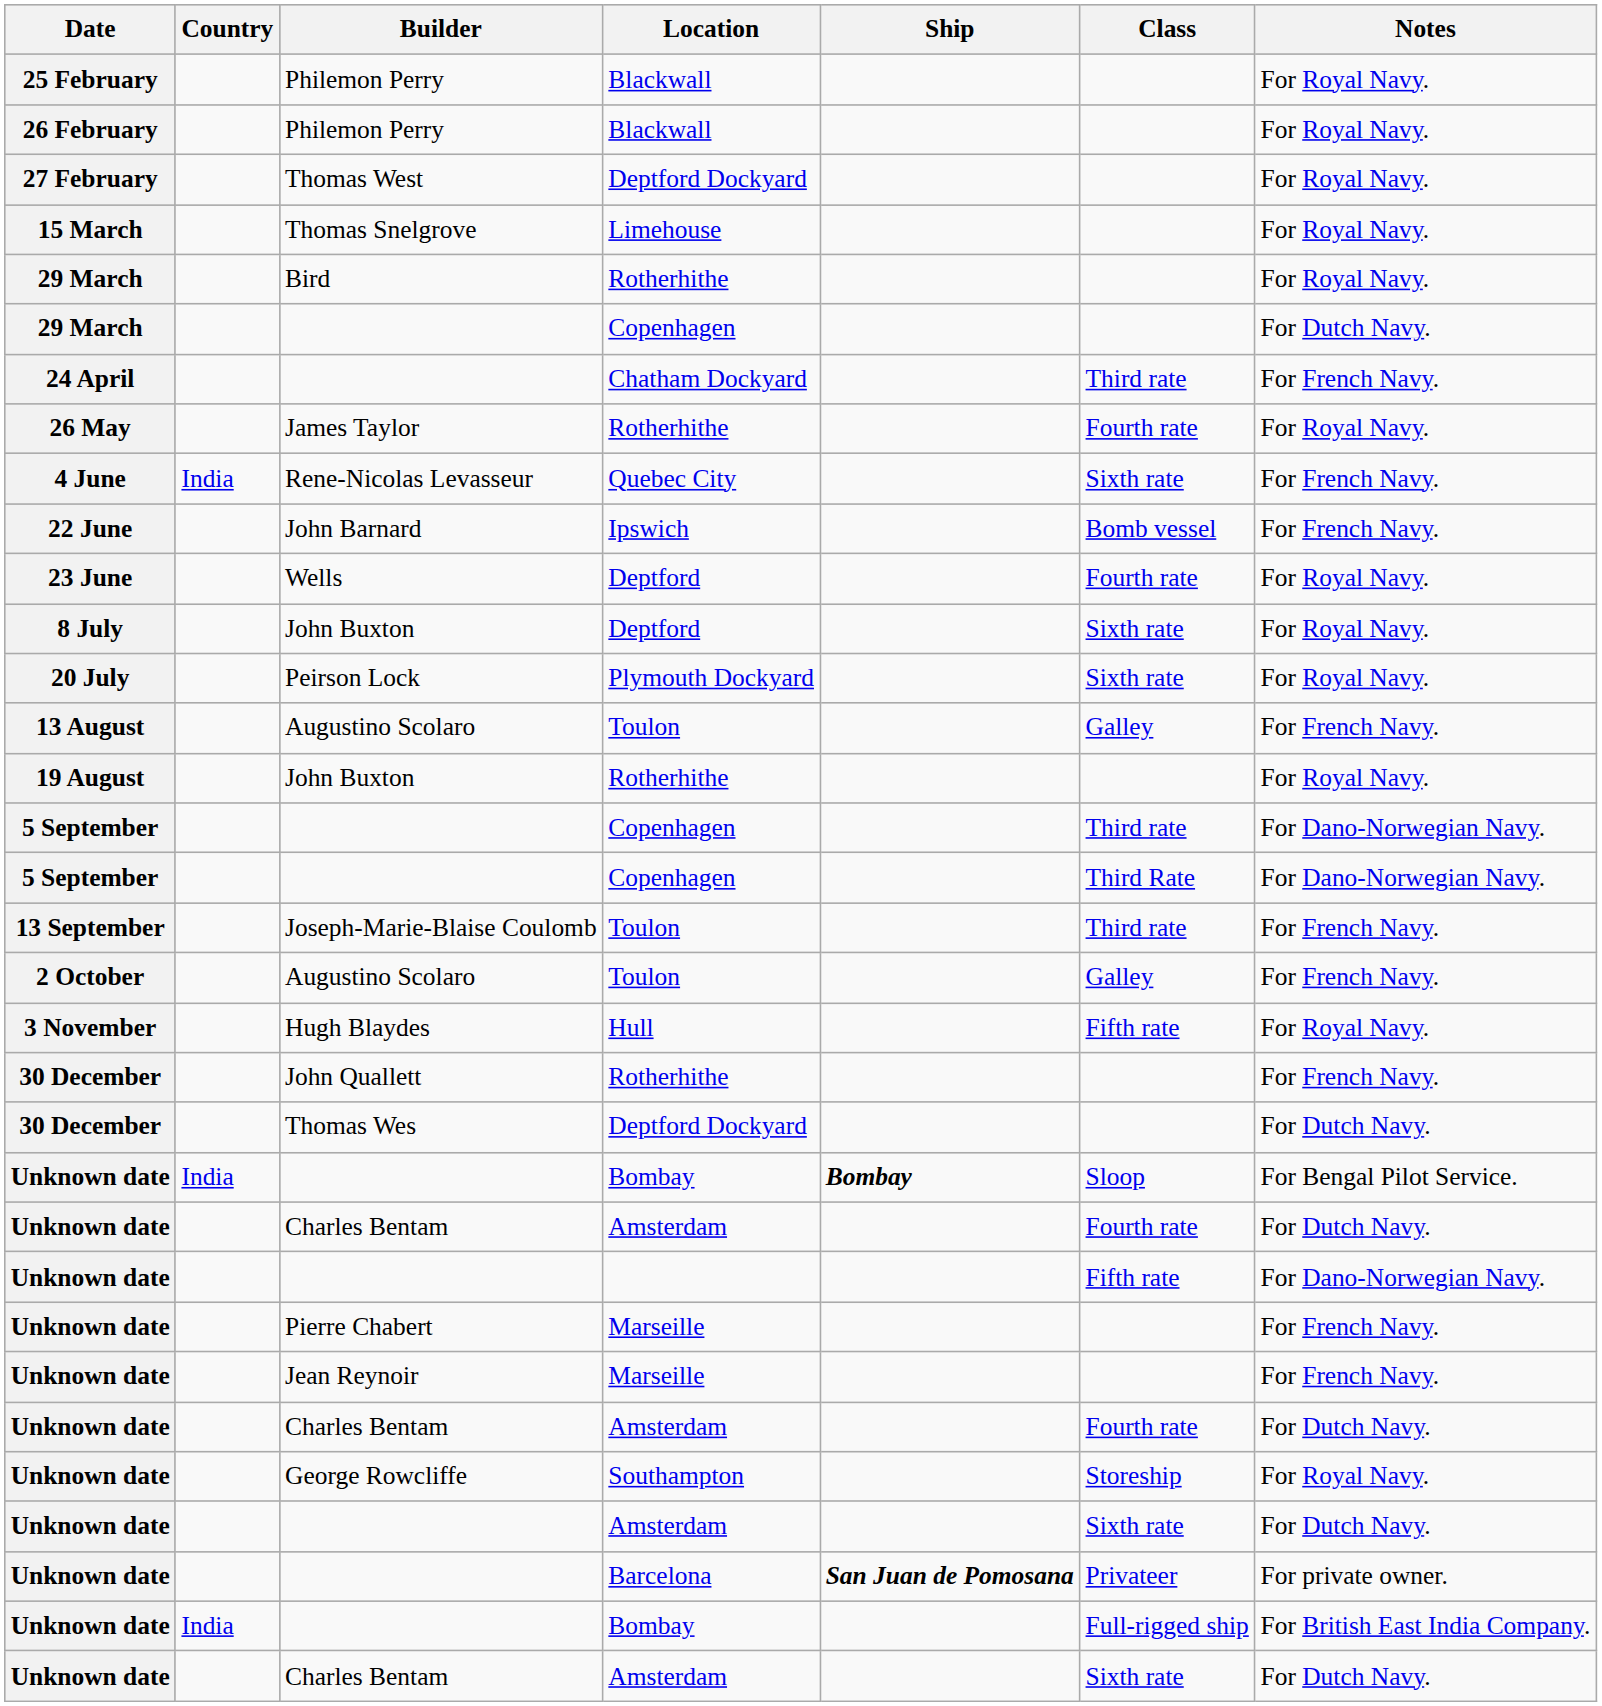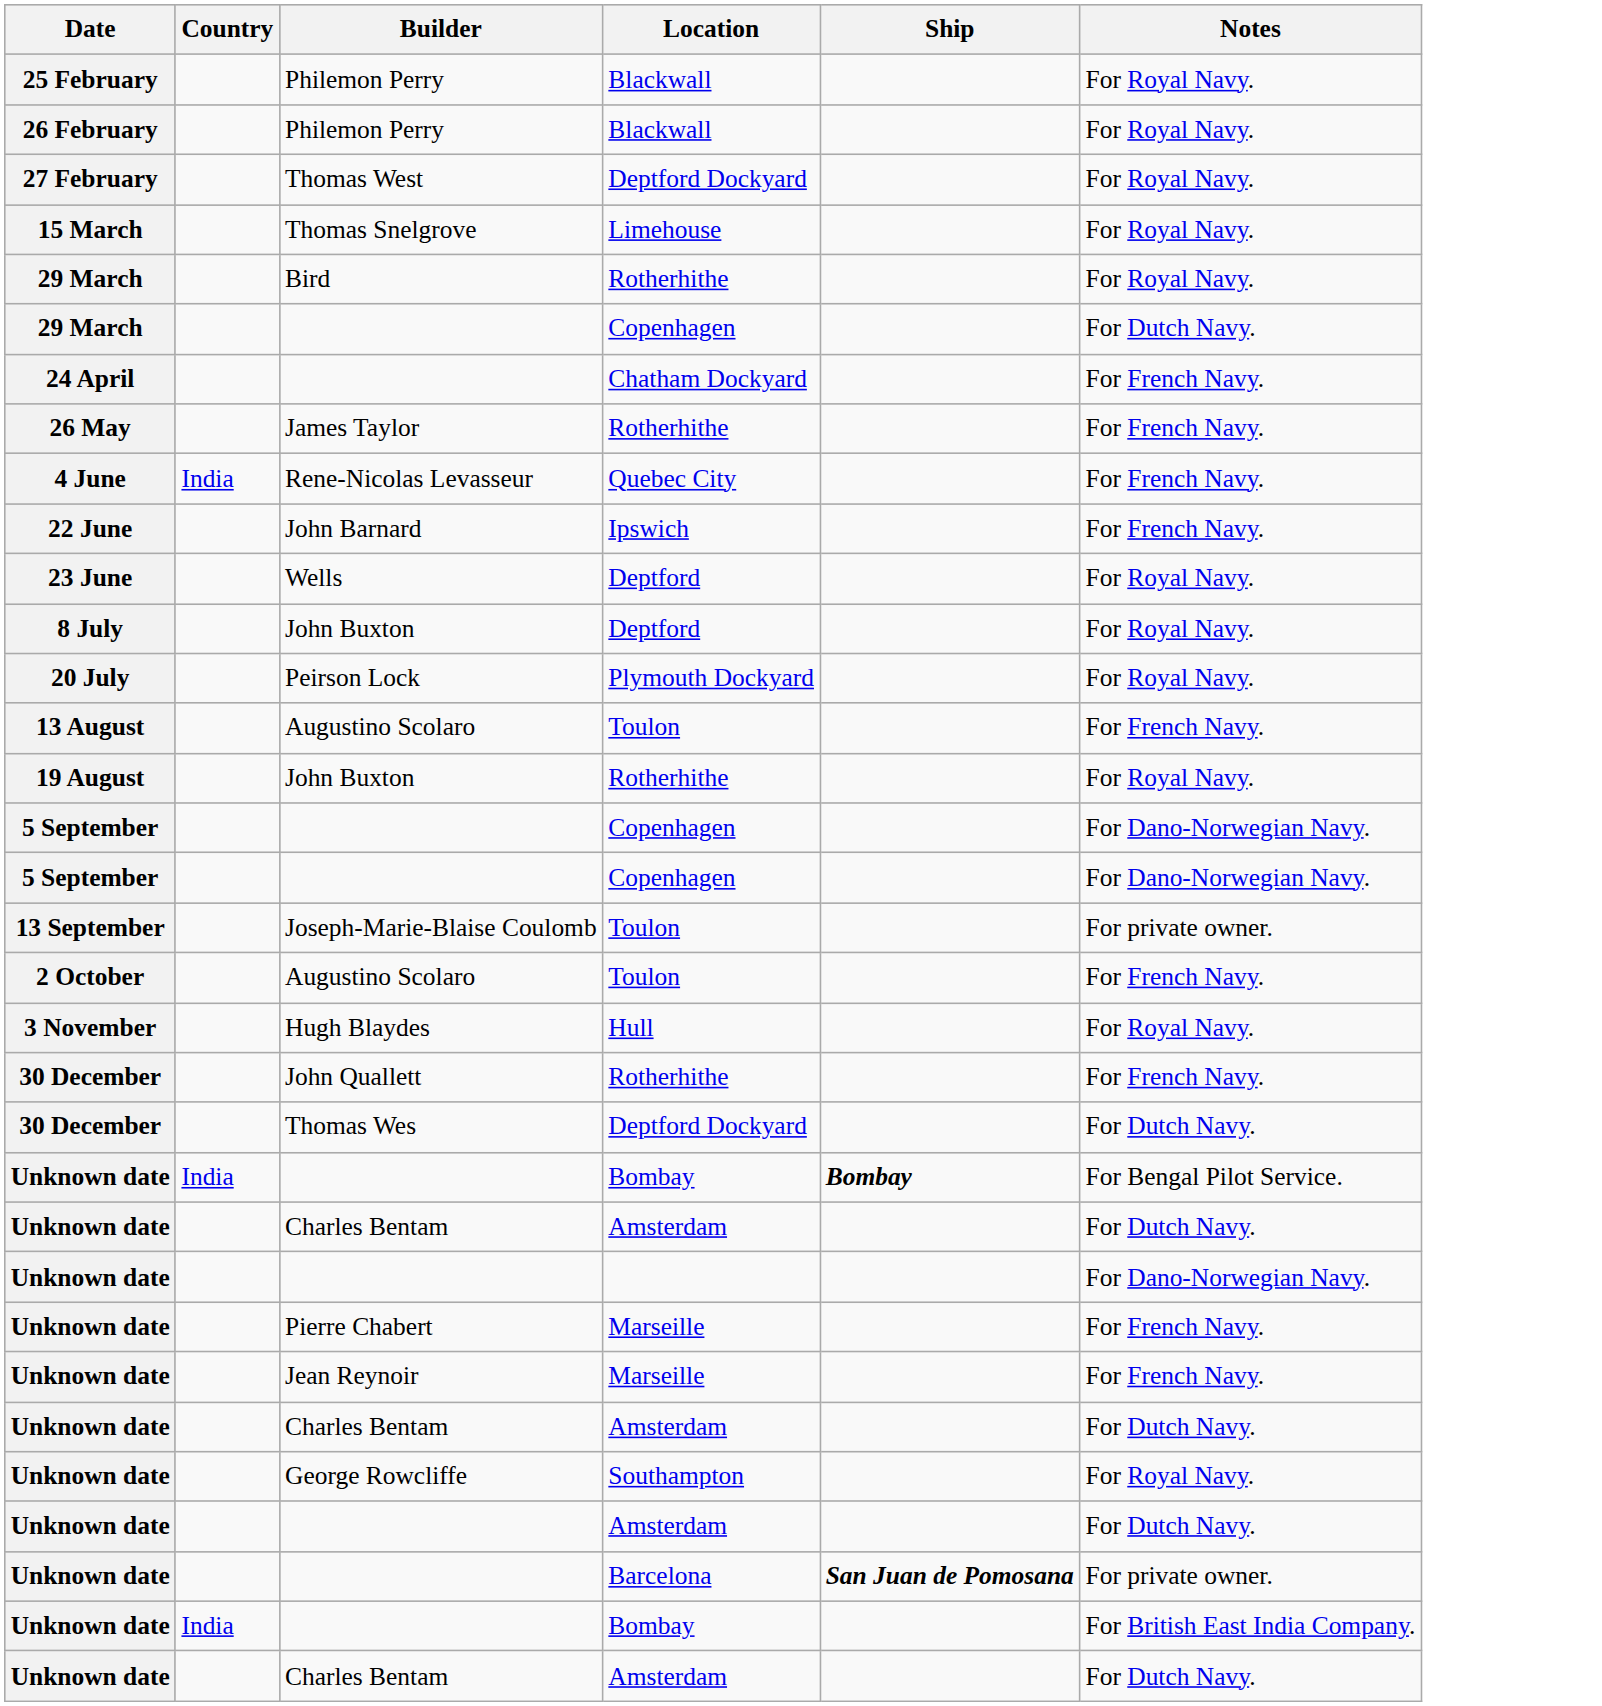- column: (1167, 29)
(1345, 428) For Royal Navy. -> (1175, 428) For French Navy.
(1350, 927) For French Navy. -> (1179, 927) For private owner.
